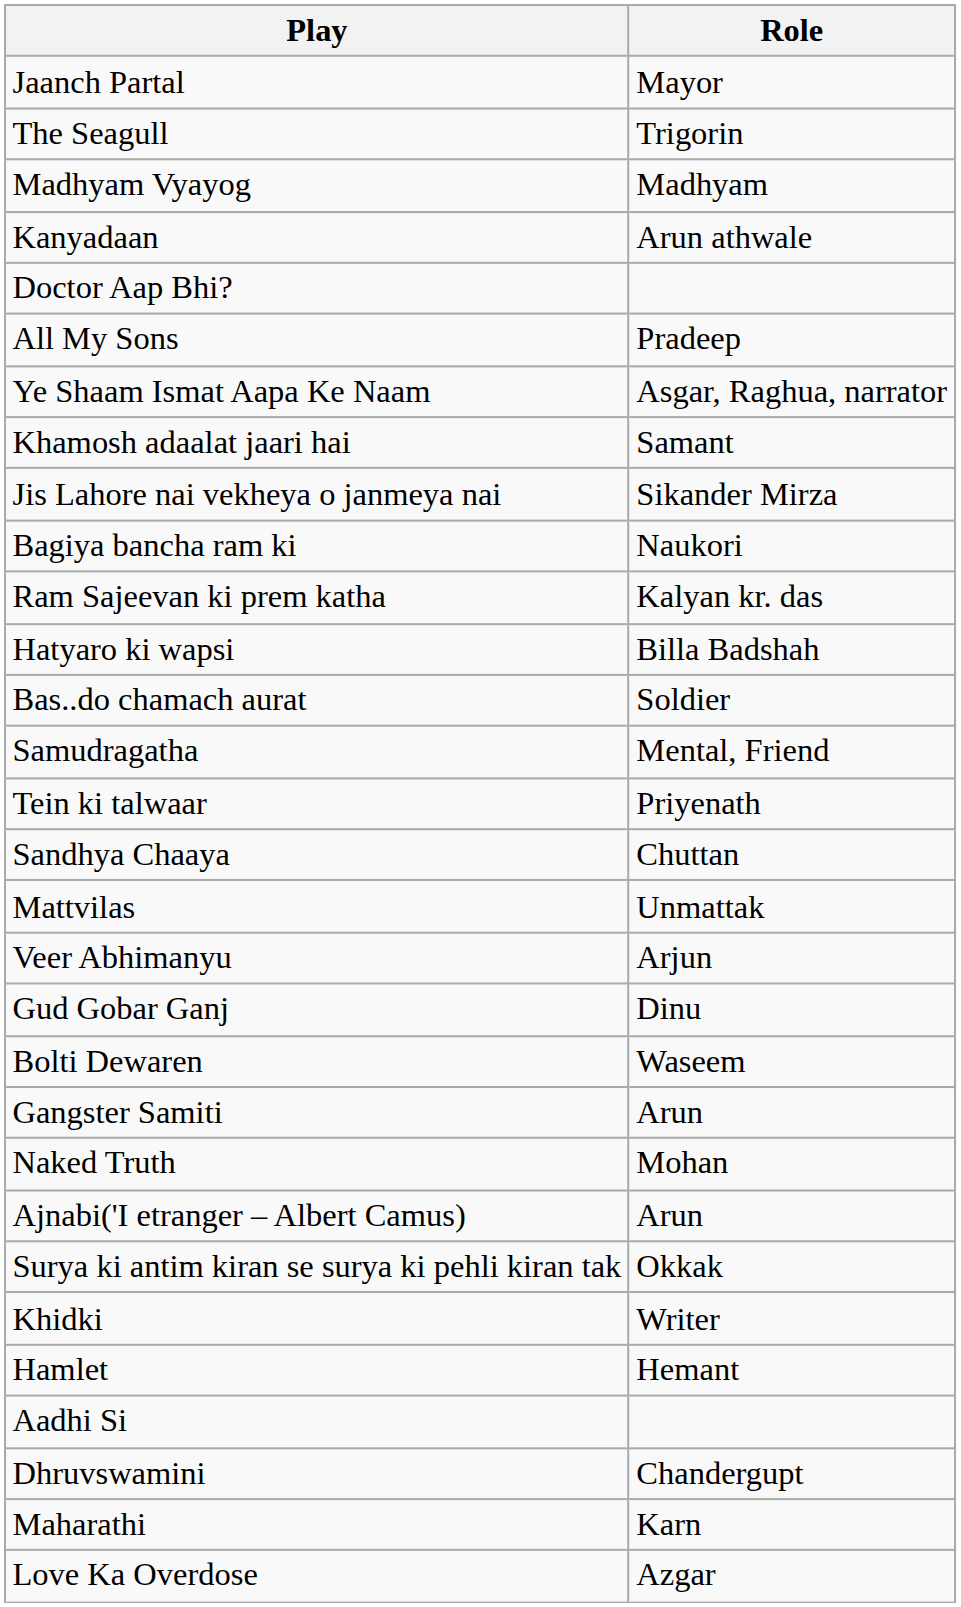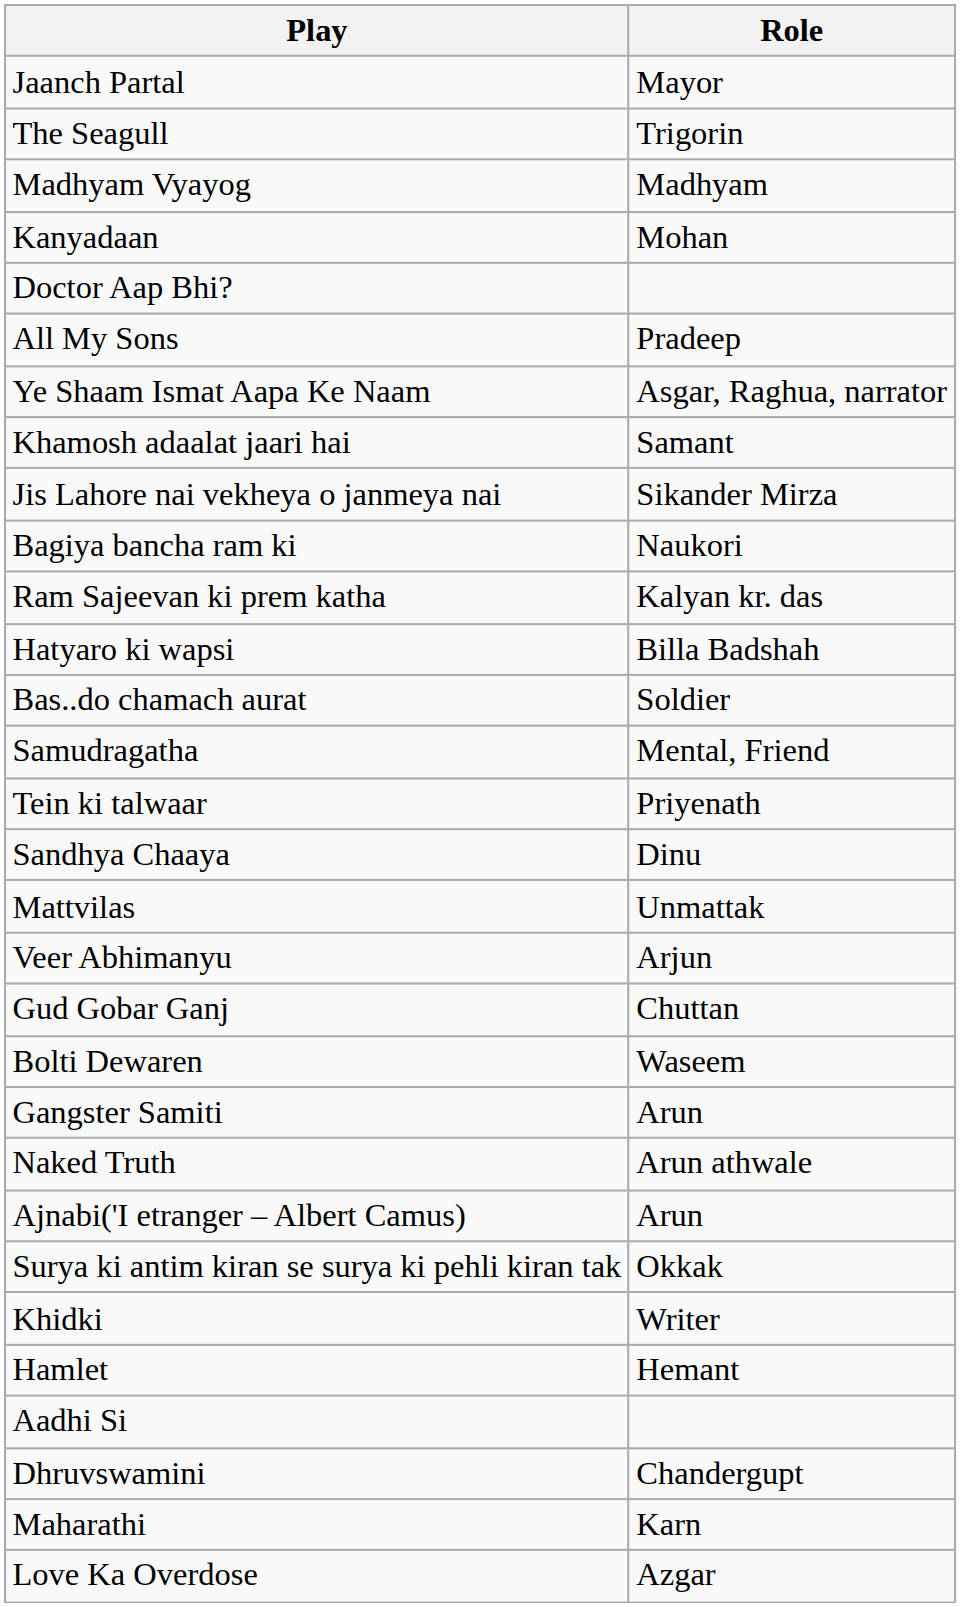(724, 236) Arun athwale -> (682, 236) Mohan
(688, 854) Chuttan -> (669, 854) Dinu
(669, 1008) Dinu -> (688, 1008) Chuttan
(682, 1163) Mohan -> (724, 1163) Arun athwale
